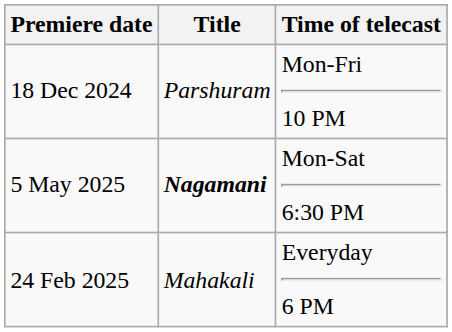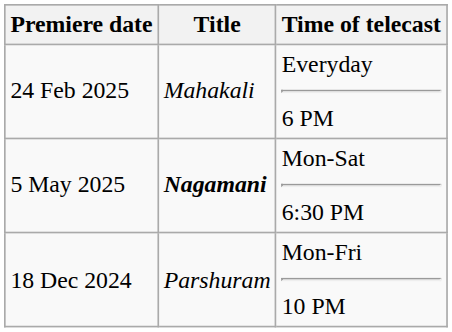rows swapped: (70, 279) <-> (71, 91)
